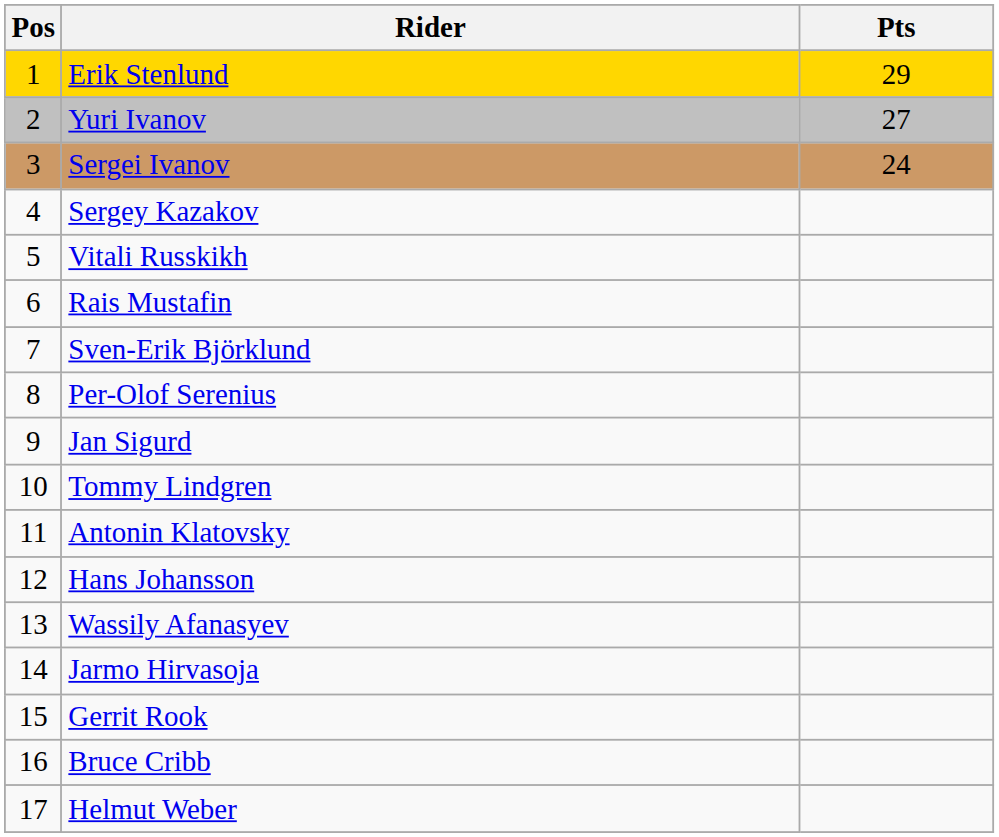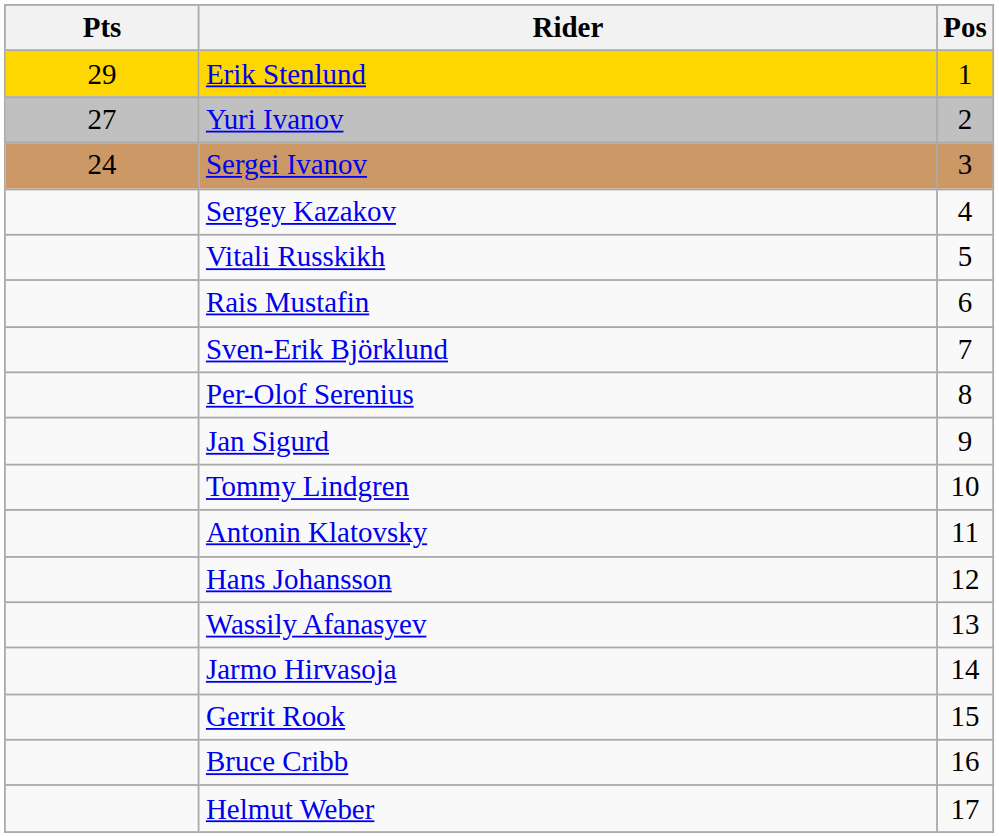columns swapped: (33, 27) <-> (896, 27)
